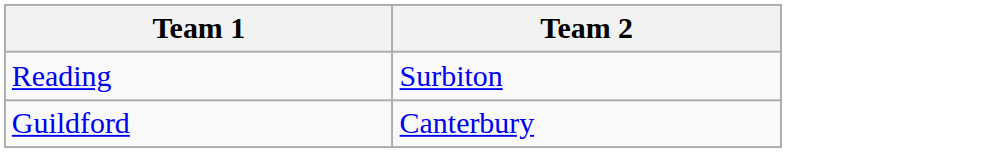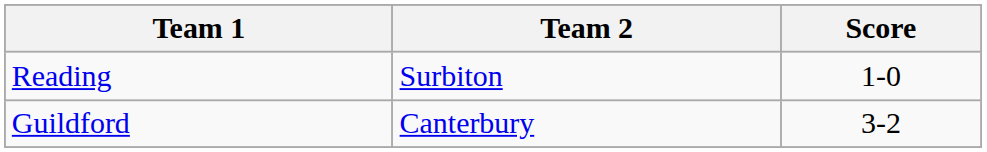+ column: (881, 28)
